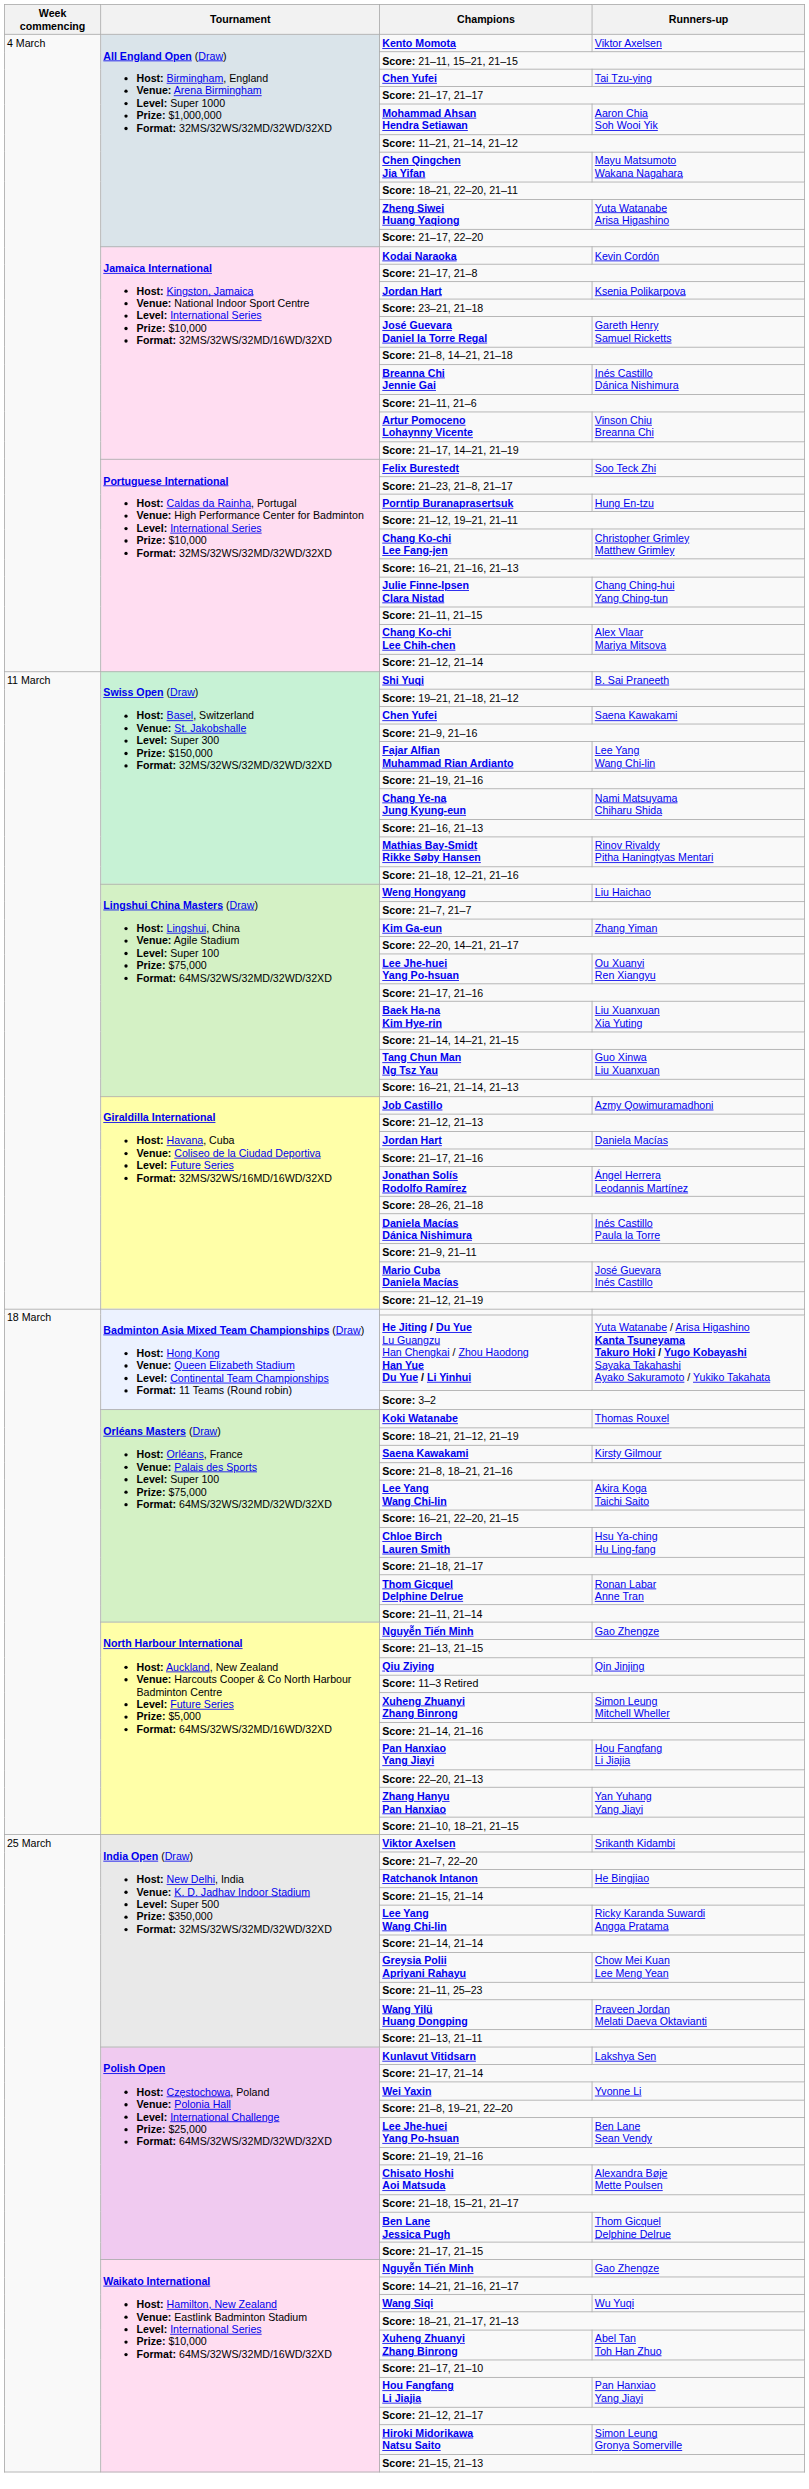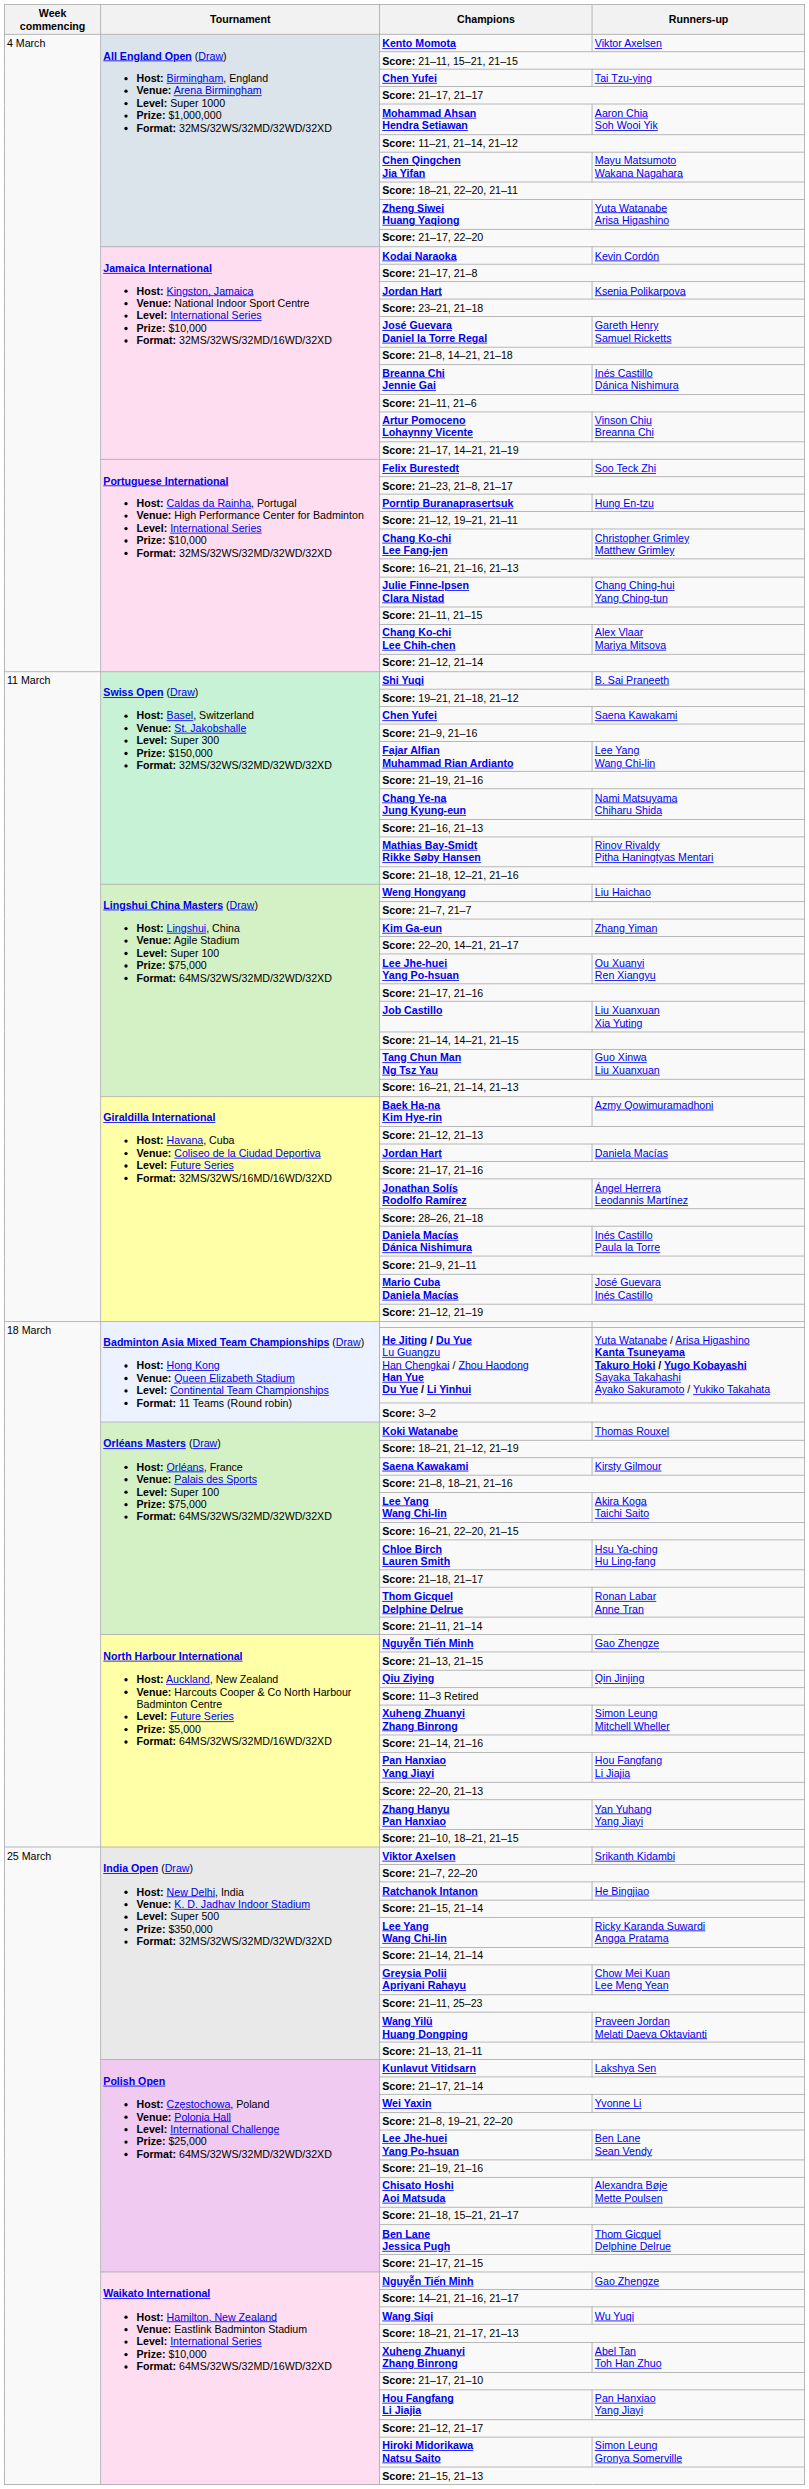(412, 1016) Baek Ha-na Kim Hye-rin -> (412, 1010) Job Castillo
(412, 1105) Job Castillo -> (412, 1111) Baek Ha-na Kim Hye-rin
